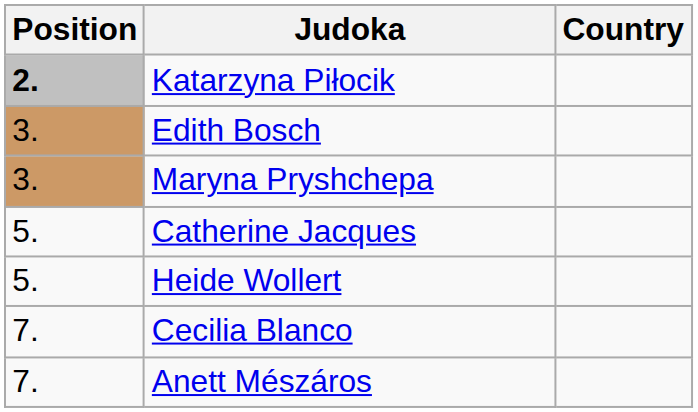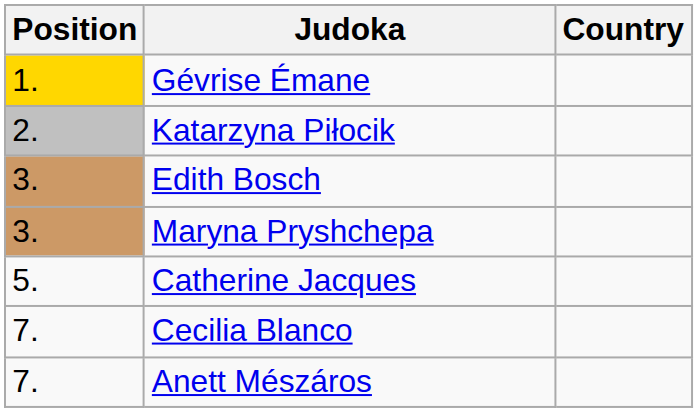+ row: (261, 79)
(26, 79) bold -> (26, 130) normal
- row: (247, 280)
